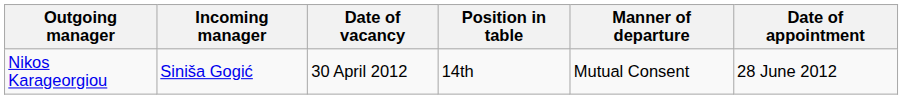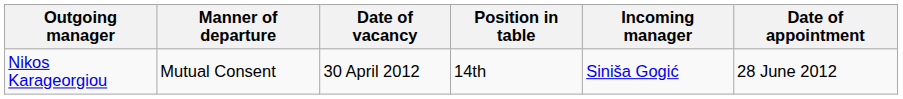columns swapped: (652, 26) <-> (232, 26)
